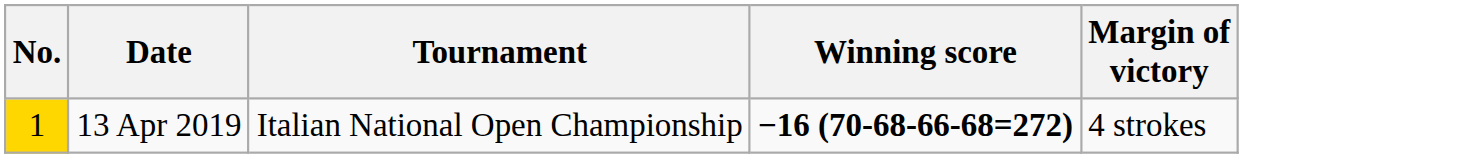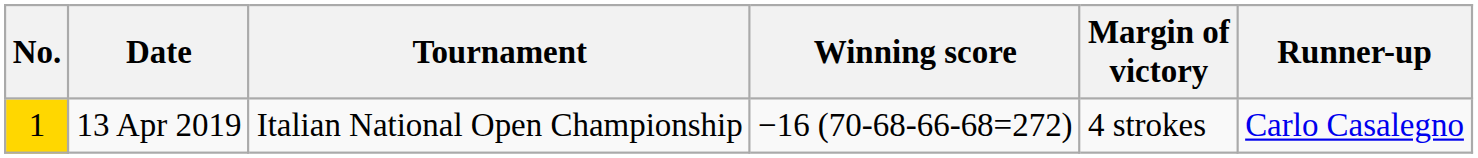+ column: (1355, 51)
(916, 125) bold -> (915, 125) normal
